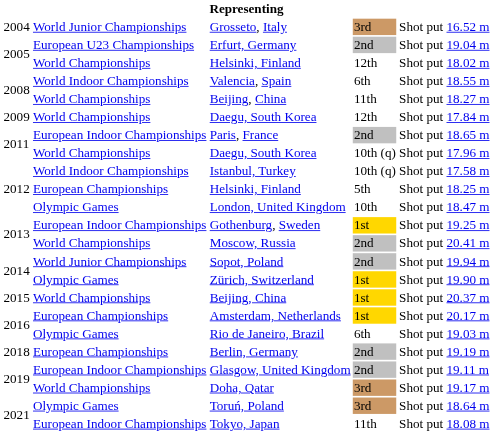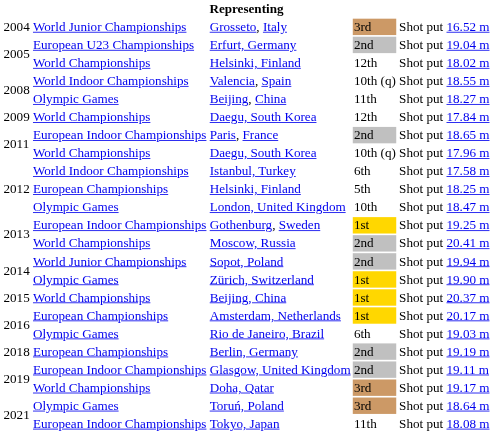(362, 81) 6th -> (375, 81) 10th (q)
(92, 99) World Championships -> (76, 99) Olympic Games
(375, 171) 10th (q) -> (362, 171) 6th
